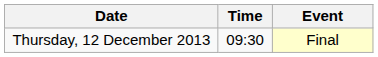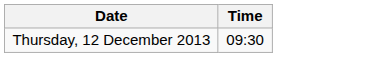- column: (323, 16)
